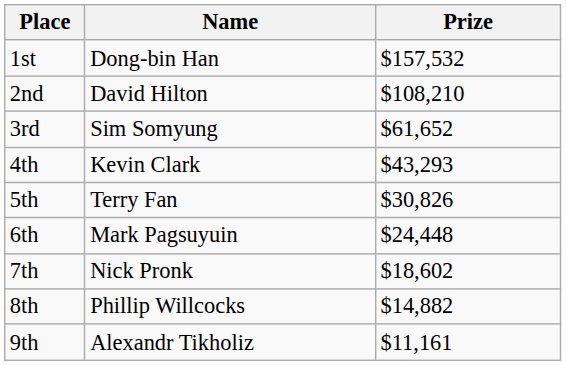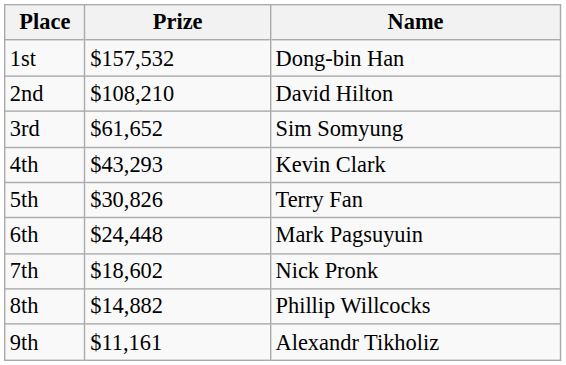columns swapped: (230, 22) <-> (468, 22)
